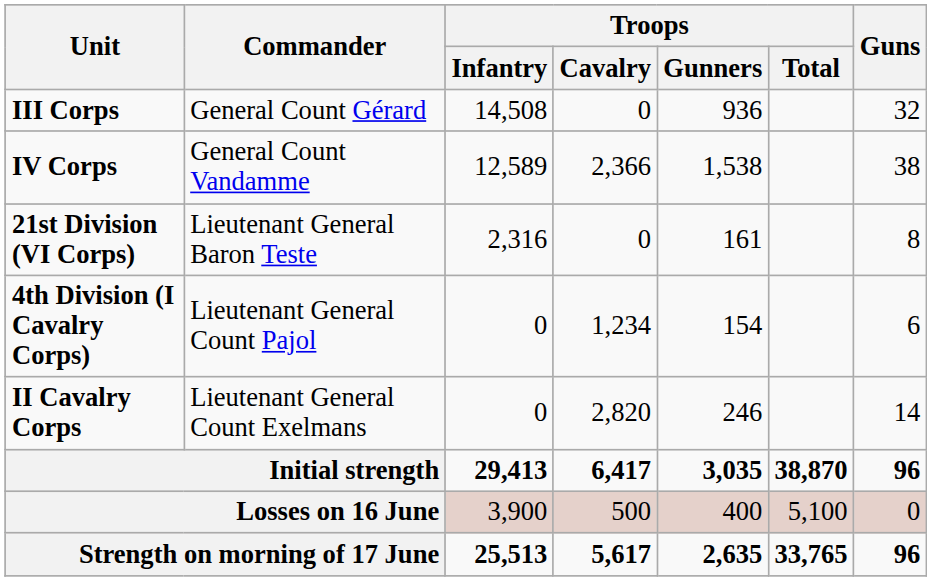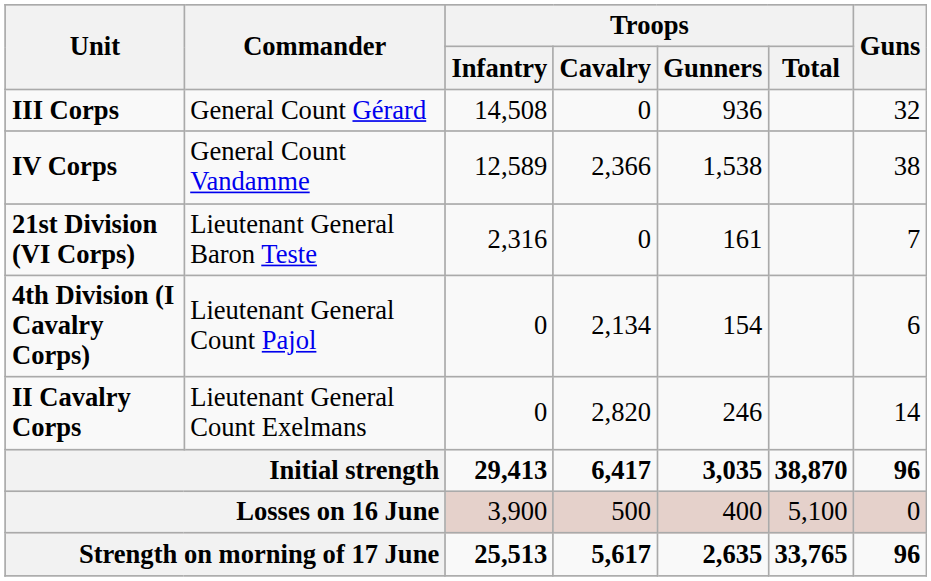(914, 238) 8 -> (914, 238) 7
(621, 325) 1,234 -> (621, 325) 2,134
